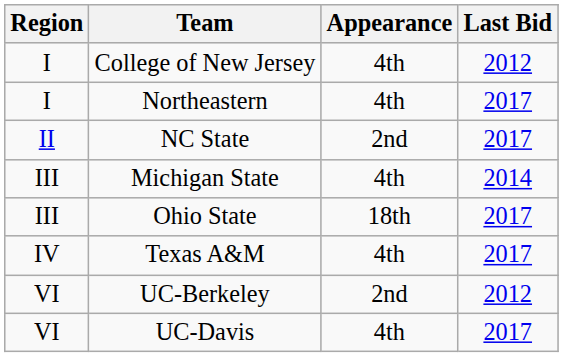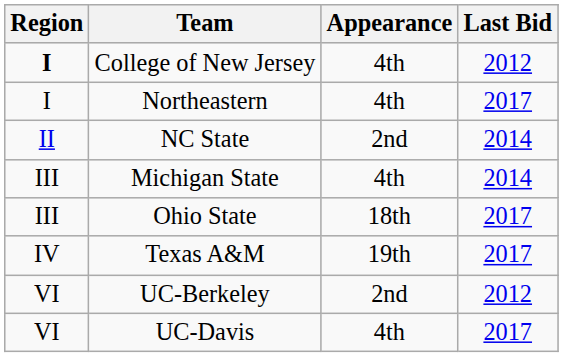(47, 62) normal -> (47, 62) bold
(508, 139) 2017 -> (508, 139) 2014
(389, 255) 4th -> (389, 255) 19th
